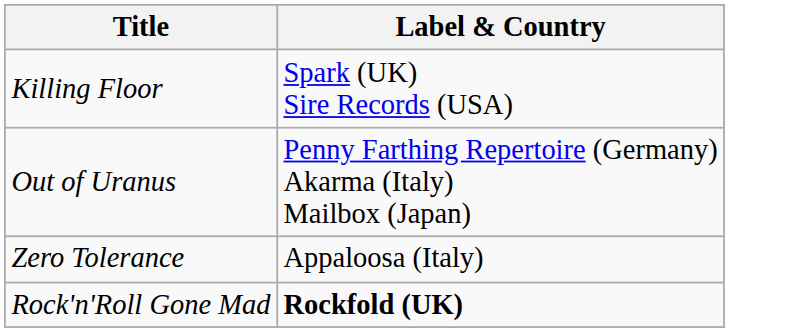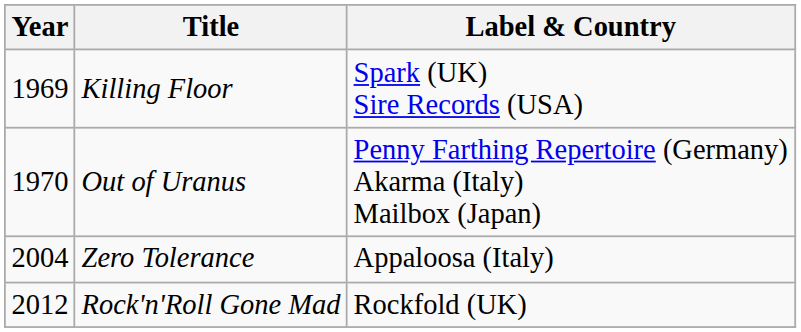+ column: (40, 27)
(373, 303) bold -> (440, 303) normal
